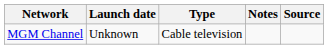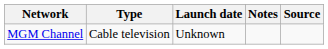columns swapped: (202, 14) <-> (122, 14)
